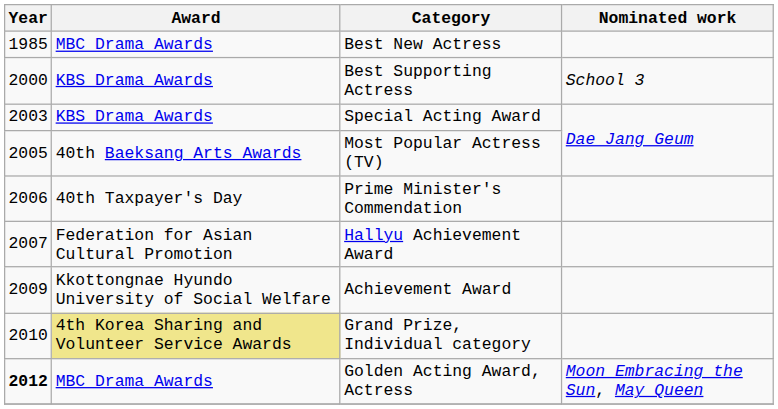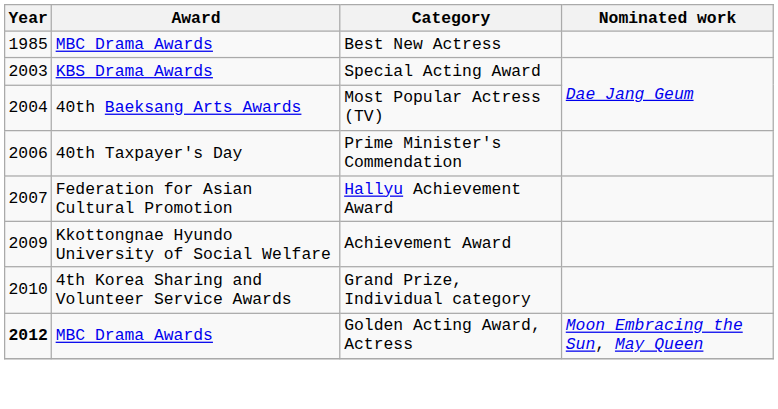- row: (418, 81)
(28, 153) 2005 -> (28, 108) 2004
(174, 335) khaki background -> (174, 290) no background
